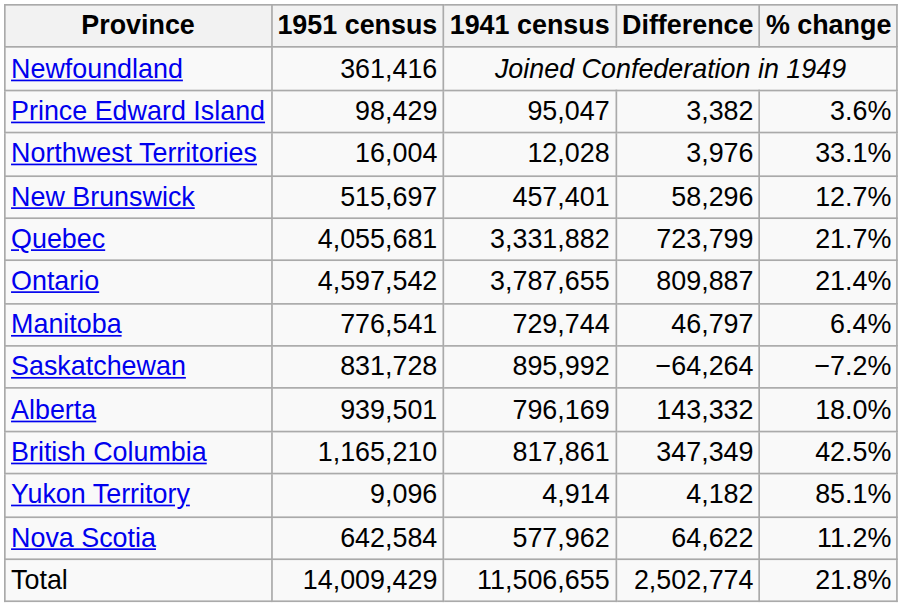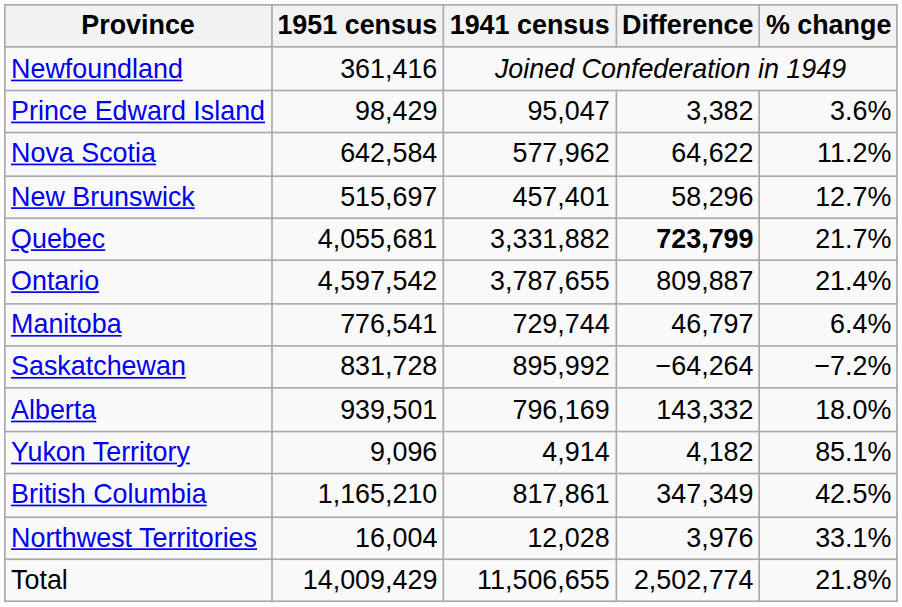rows swapped: (83, 537) <-> (134, 153)
(705, 238) normal -> (705, 238) bold
rows swapped: (109, 452) <-> (100, 494)
